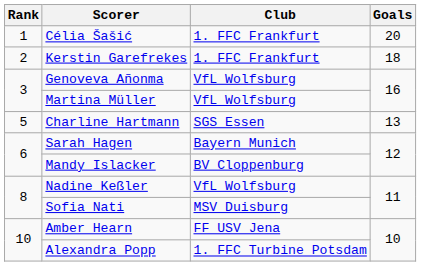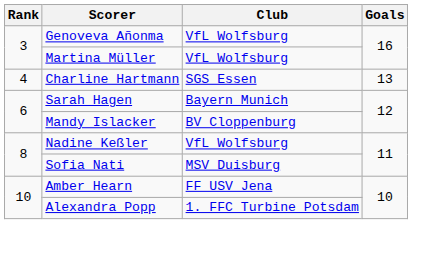- row: (89, 37)
- row: (116, 58)
(23, 122) 5 -> (23, 79) 4
